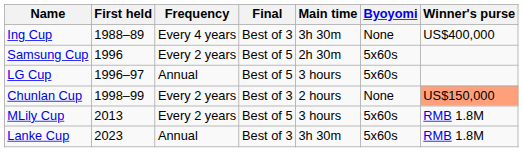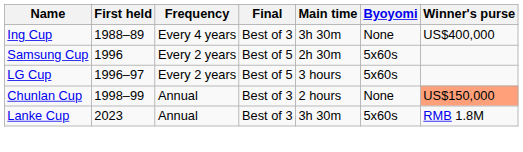(178, 75) Annual -> (197, 75) Every 2 years
(197, 95) Every 2 years -> (178, 95) Annual
- row: (36, 116)
